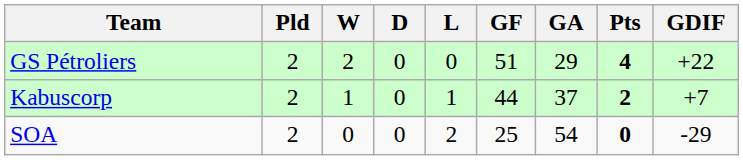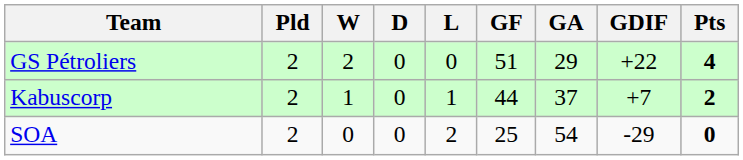columns swapped: (696, 23) <-> (625, 23)
